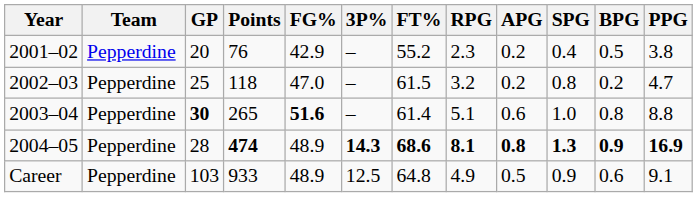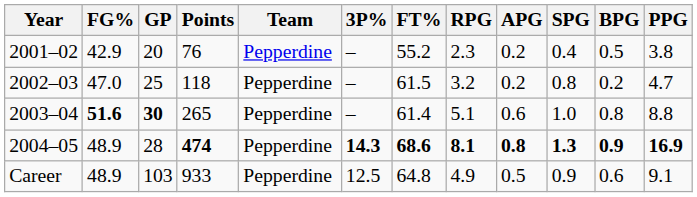columns swapped: (134, 20) <-> (313, 20)
